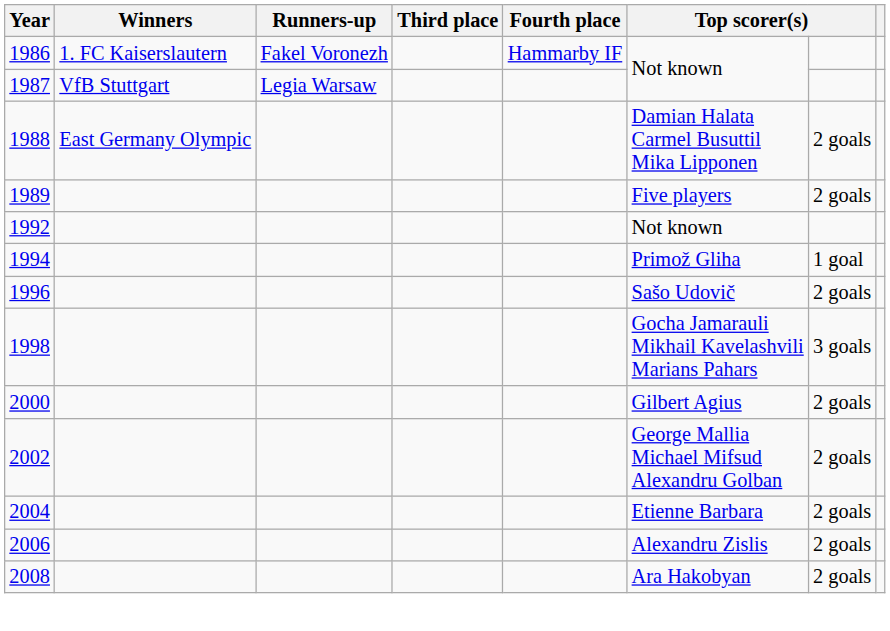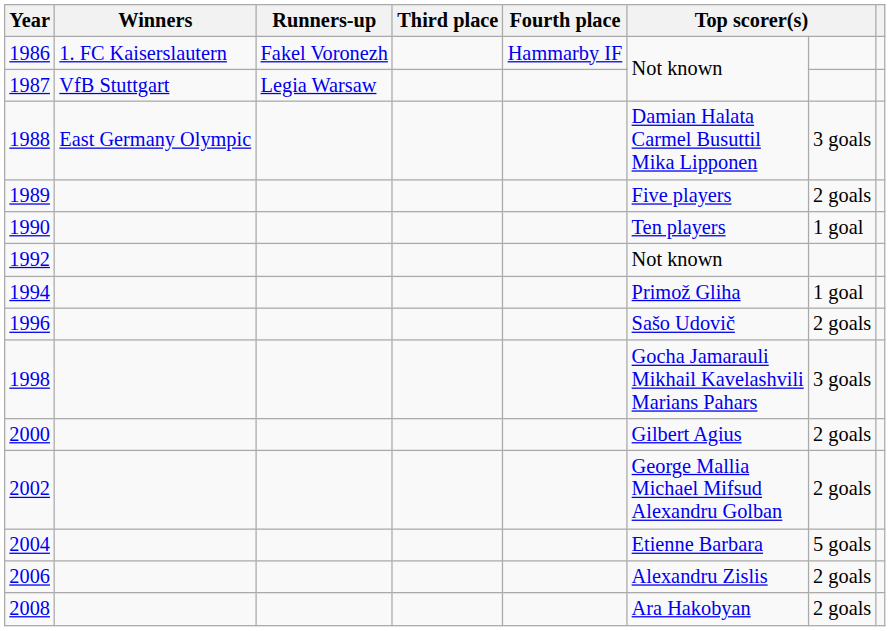(842, 140) 2 goals -> (842, 140) 3 goals
+ row: (30, 227)
(842, 512) 2 goals -> (842, 544) 5 goals
